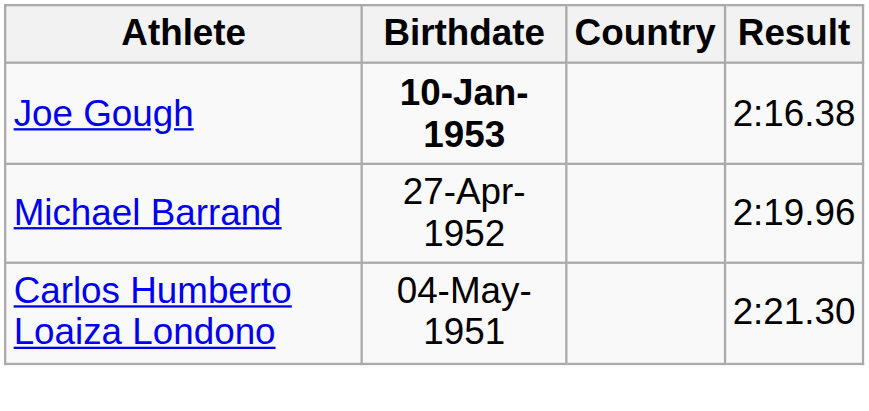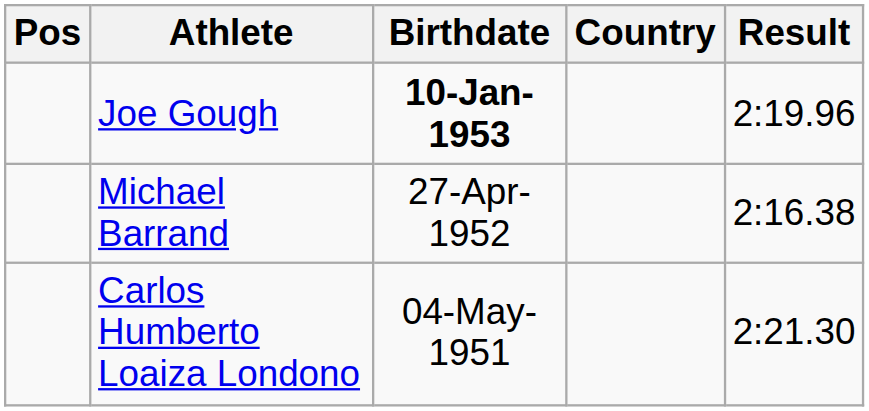+ column: (47, 33)
(794, 112) 2:16.38 -> (794, 112) 2:19.96
(794, 212) 2:19.96 -> (794, 212) 2:16.38
